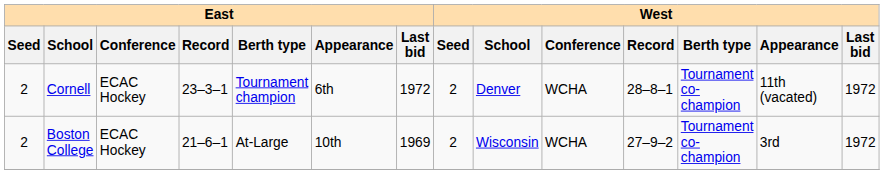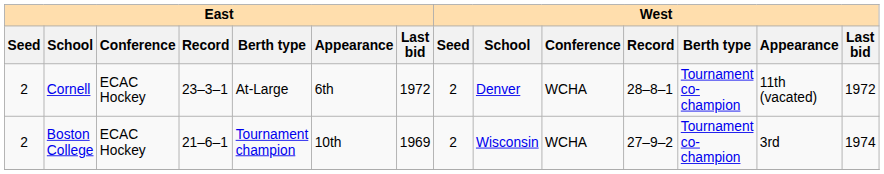(272, 90) Tournament champion -> (262, 90) At-Large
(262, 142) At-Large -> (272, 142) Tournament champion
(860, 142) 1972 -> (860, 142) 1974
